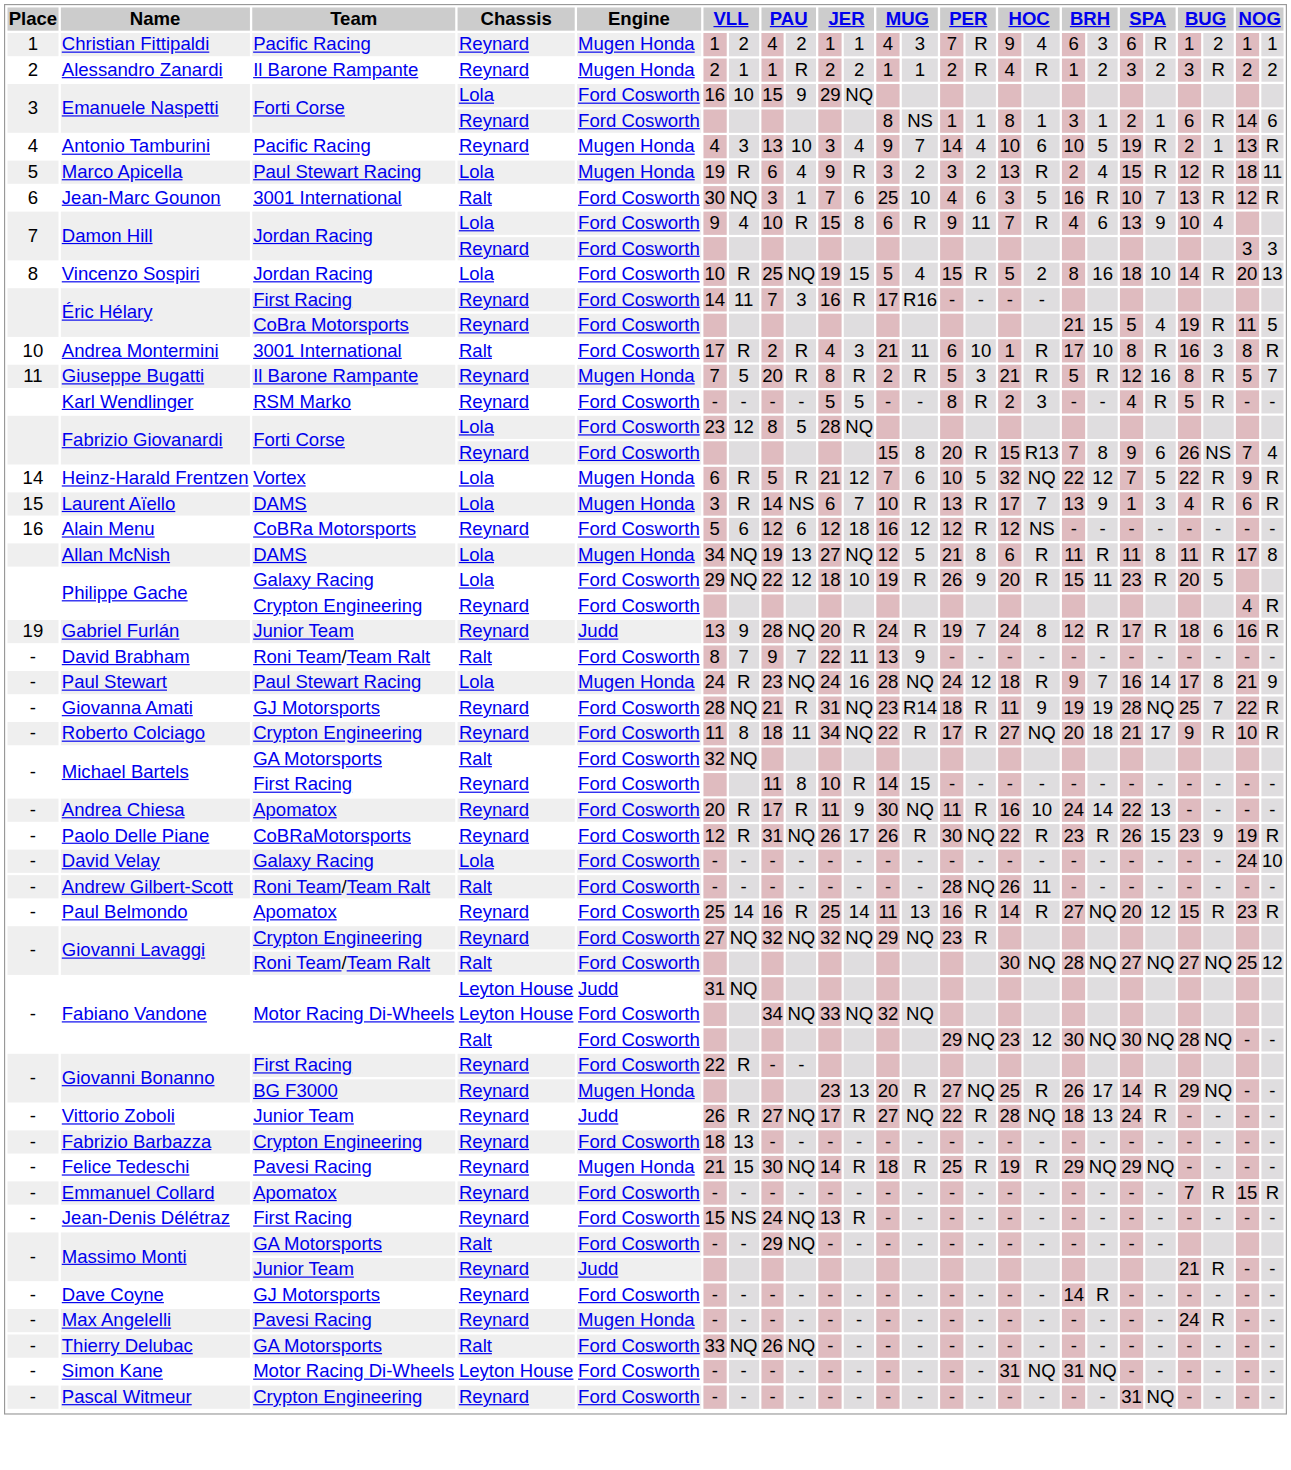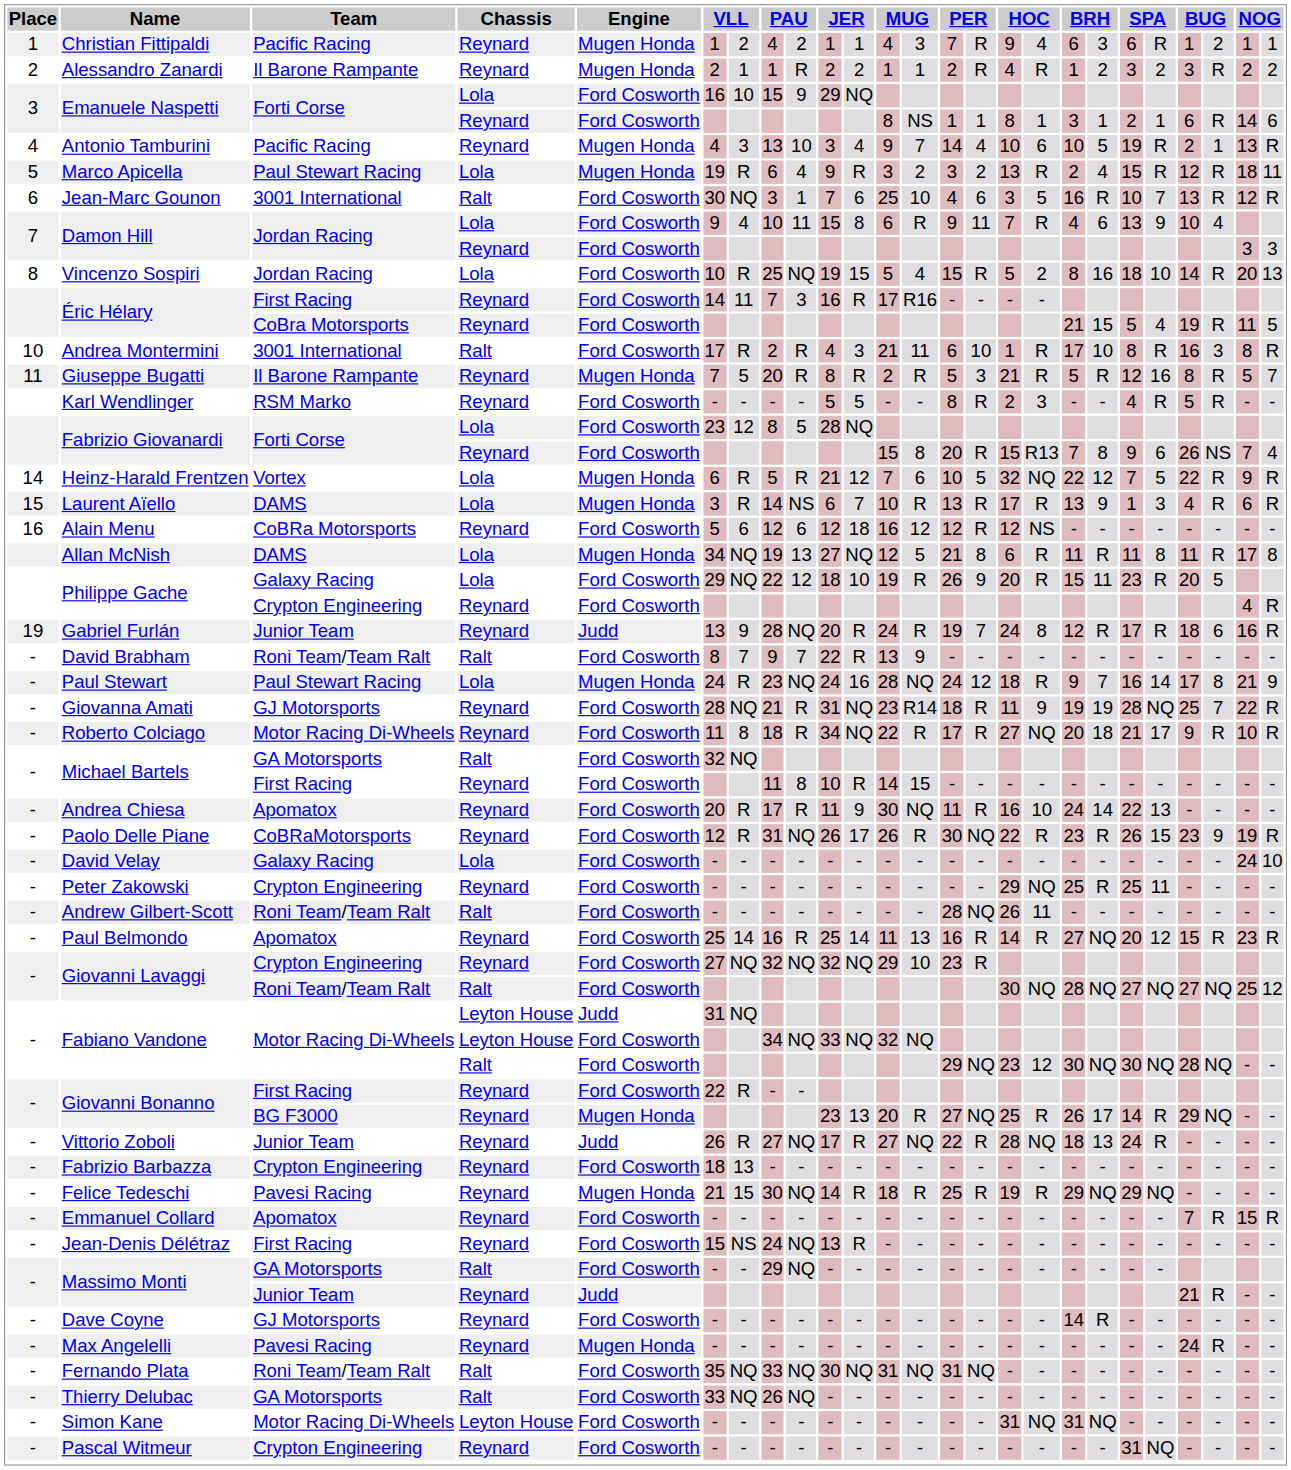(801, 223) R -> (801, 223) 11
(1042, 503) 7 -> (1042, 503) R
(859, 656) 11 -> (859, 656) R
(338, 733) Crypton Engineering -> (354, 733) Motor Racing Di-Wheels
(801, 733) 11 -> (801, 733) R
+ row: (125, 886)
(920, 937) NQ -> (920, 963) 10
+ row: (125, 1371)
